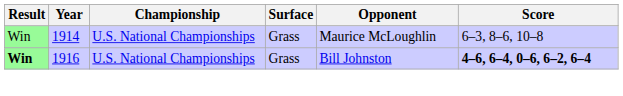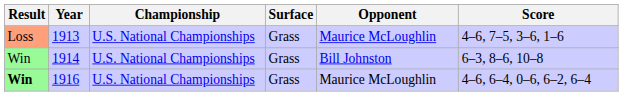+ row: (66, 36)
(378, 36) Maurice McLoughlin -> (356, 58) Bill Johnston
(356, 58) Bill Johnston -> (378, 79) Maurice McLoughlin
(526, 58) bold -> (526, 79) normal
